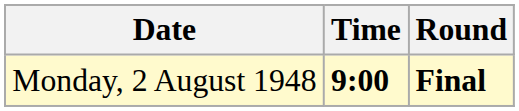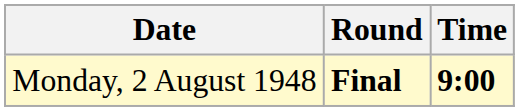columns swapped: (366, 29) <-> (461, 29)
